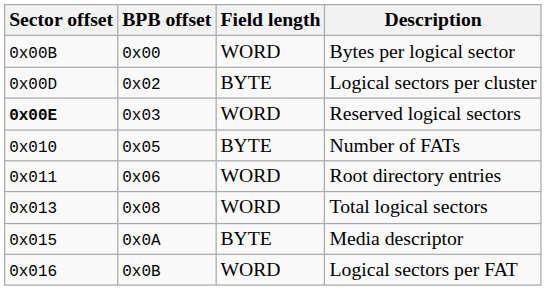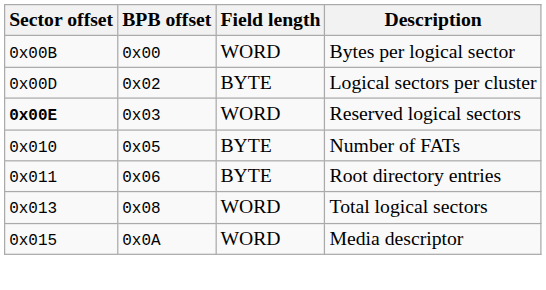(250, 176) WORD -> (246, 176) BYTE
(246, 238) BYTE -> (250, 238) WORD
- row: (424, 269)
